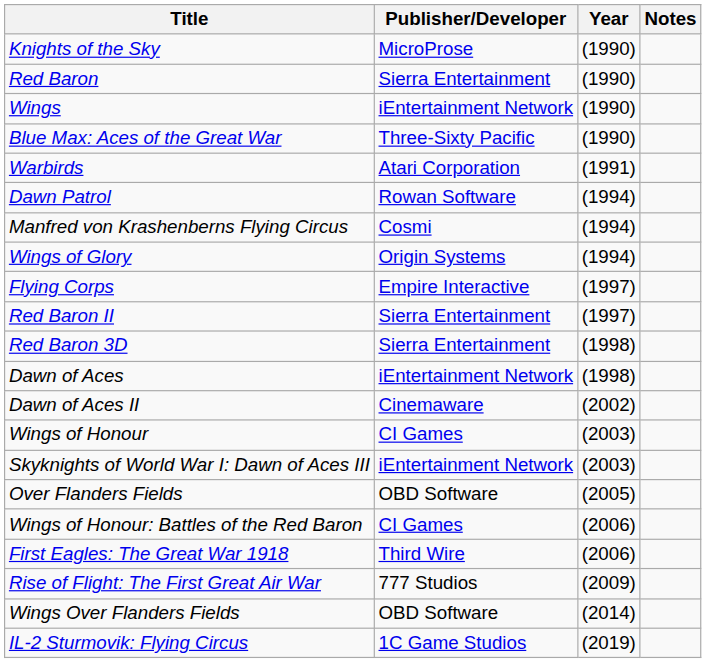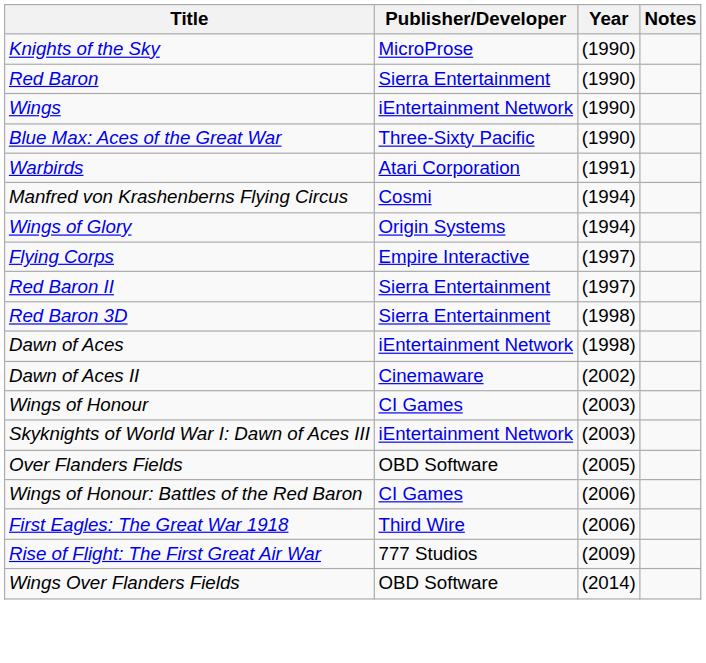- row: (60, 197)
- row: (129, 642)
